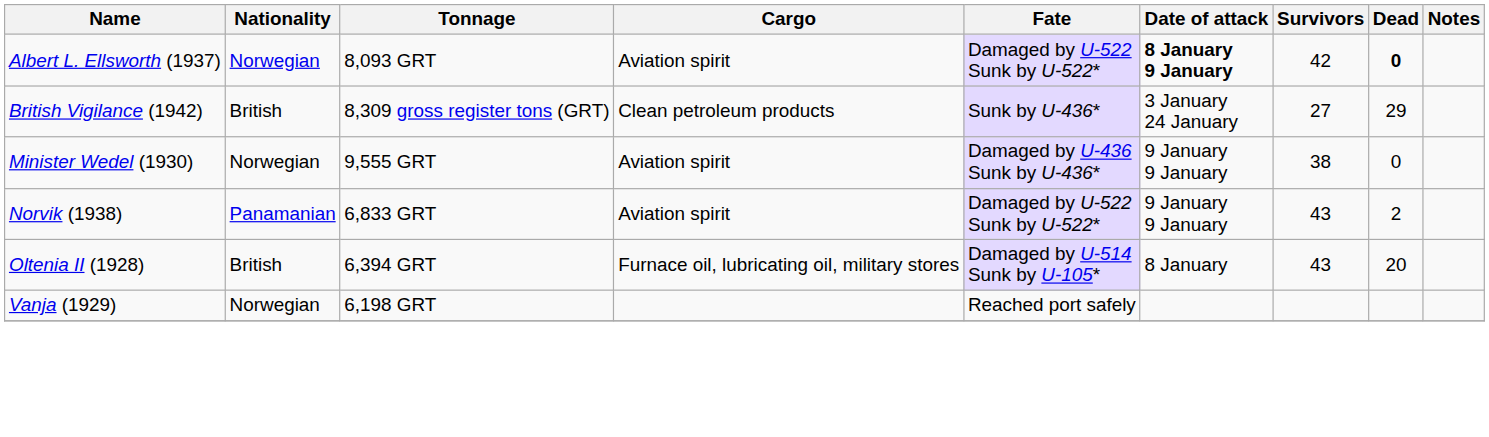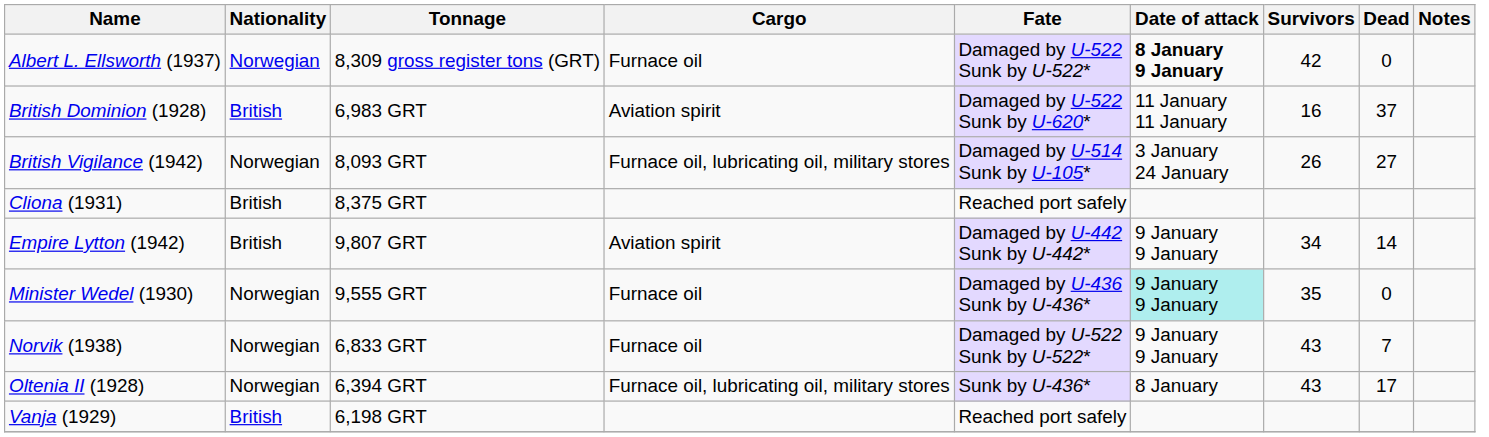(390, 60) 8,093 GRT -> (467, 60) 8,309 gross register tons (GRT)
(674, 60) Aviation spirit -> (655, 60) Furnace oil
(1396, 60) bold -> (1386, 60) normal
+ row: (108, 111)
(256, 111) British -> (275, 162) Norwegian
(477, 111) 8,309 gross register tons (GRT) -> (381, 162) 8,093 GRT
(726, 111) Clean petroleum products -> (779, 162) Furnace oil, lubricating oil, military stores
(1034, 111) Sunk by U-436* -> (1040, 162) Damaged by U-514 Sunk by U-105*
(1321, 111) 27 -> (1311, 162) 26
(1396, 111) 29 -> (1386, 162) 27
+ row: (66, 202)
+ row: (97, 243)
(674, 162) Aviation spirit -> (655, 294) Furnace oil
(1186, 162) no background -> (1176, 294) paleturquoise background
(1321, 162) 38 -> (1311, 294) 35
(283, 213) Panamanian -> (275, 345) Norwegian
(674, 213) Aviation spirit -> (655, 345) Furnace oil
(1396, 213) 2 -> (1386, 345) 7
(256, 264) British -> (275, 386) Norwegian
(1050, 264) Damaged by U-514 Sunk by U-105* -> (1025, 386) Sunk by U-436*
(1396, 264) 20 -> (1386, 386) 17
(275, 305) Norwegian -> (256, 416) British
